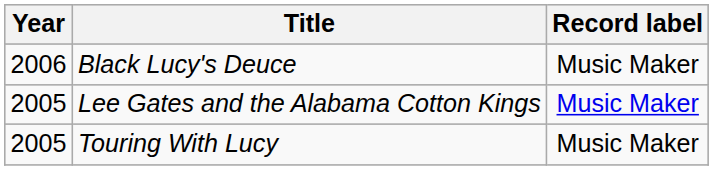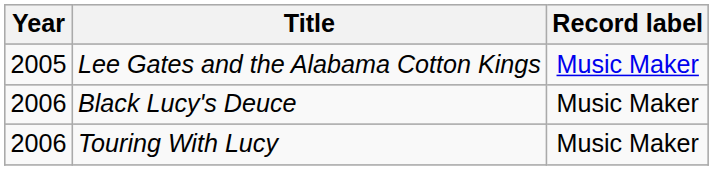rows swapped: (309, 104) <-> (187, 64)
(39, 143) 2005 -> (39, 143) 2006
